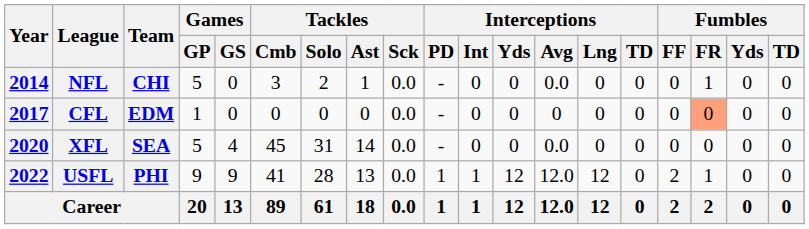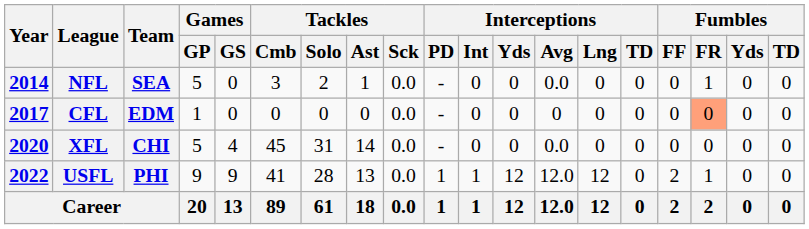(151, 82) CHI -> (151, 82) SEA
(151, 144) SEA -> (151, 144) CHI
